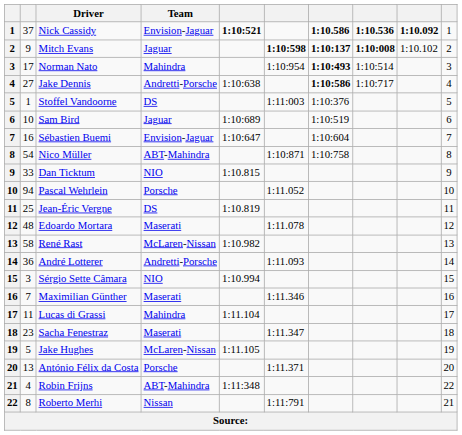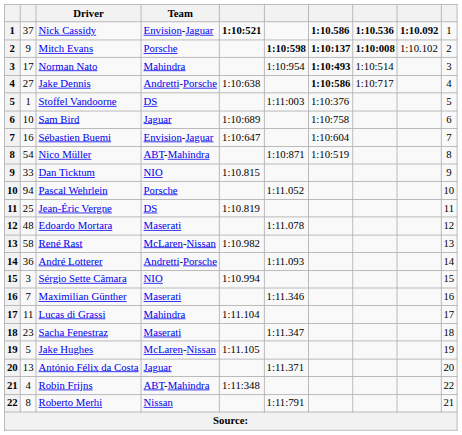(158, 48) Jaguar -> (161, 48) Porsche
(330, 119) 1:10:519 -> (330, 119) 1:10:758
(330, 154) 1:10:758 -> (330, 154) 1:10:519
(161, 367) Porsche -> (158, 367) Jaguar
